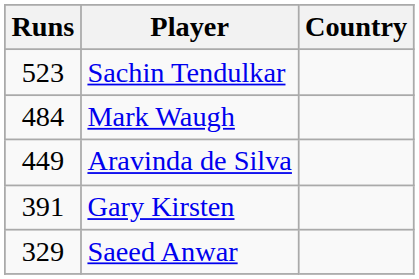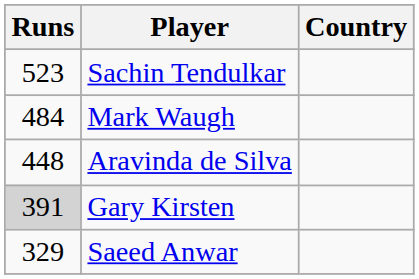(43, 161) 449 -> (43, 161) 448
(43, 206) no background -> (43, 206) lightgrey background
